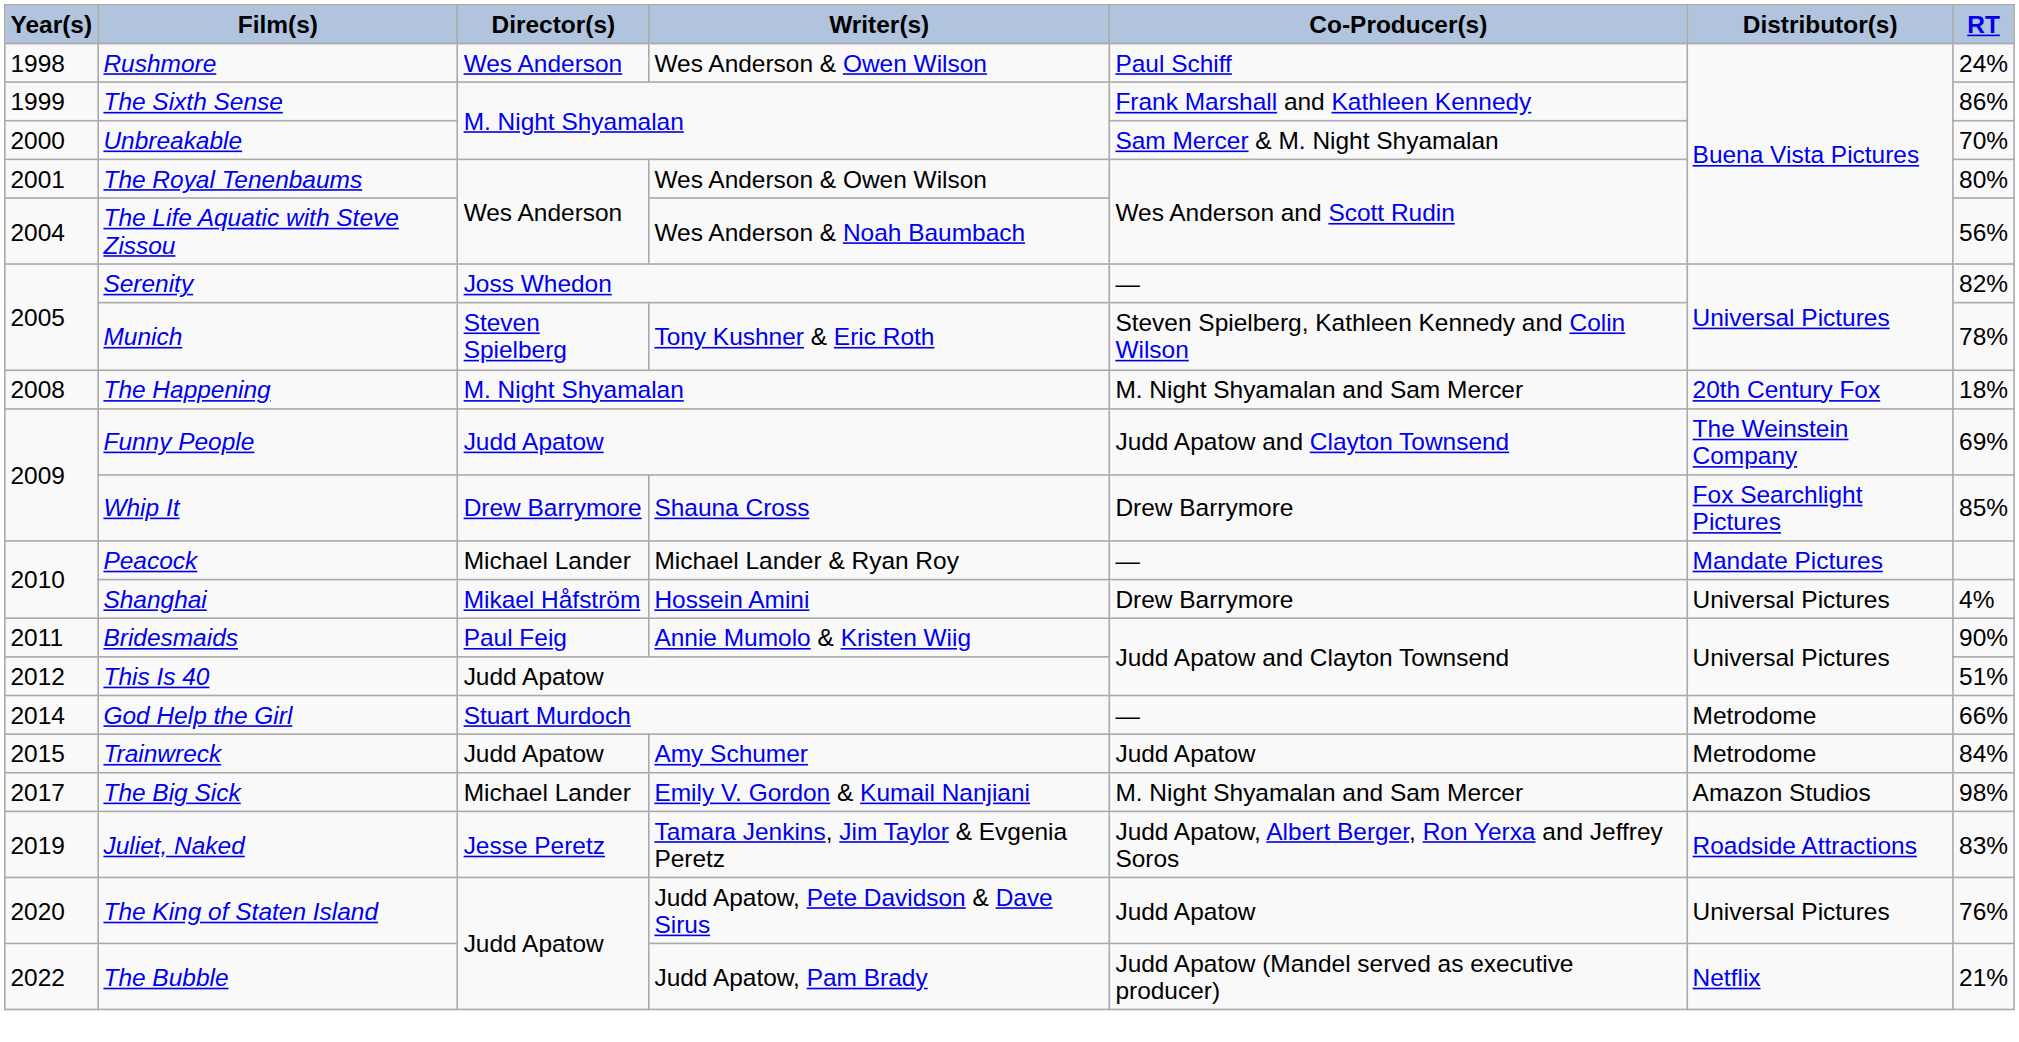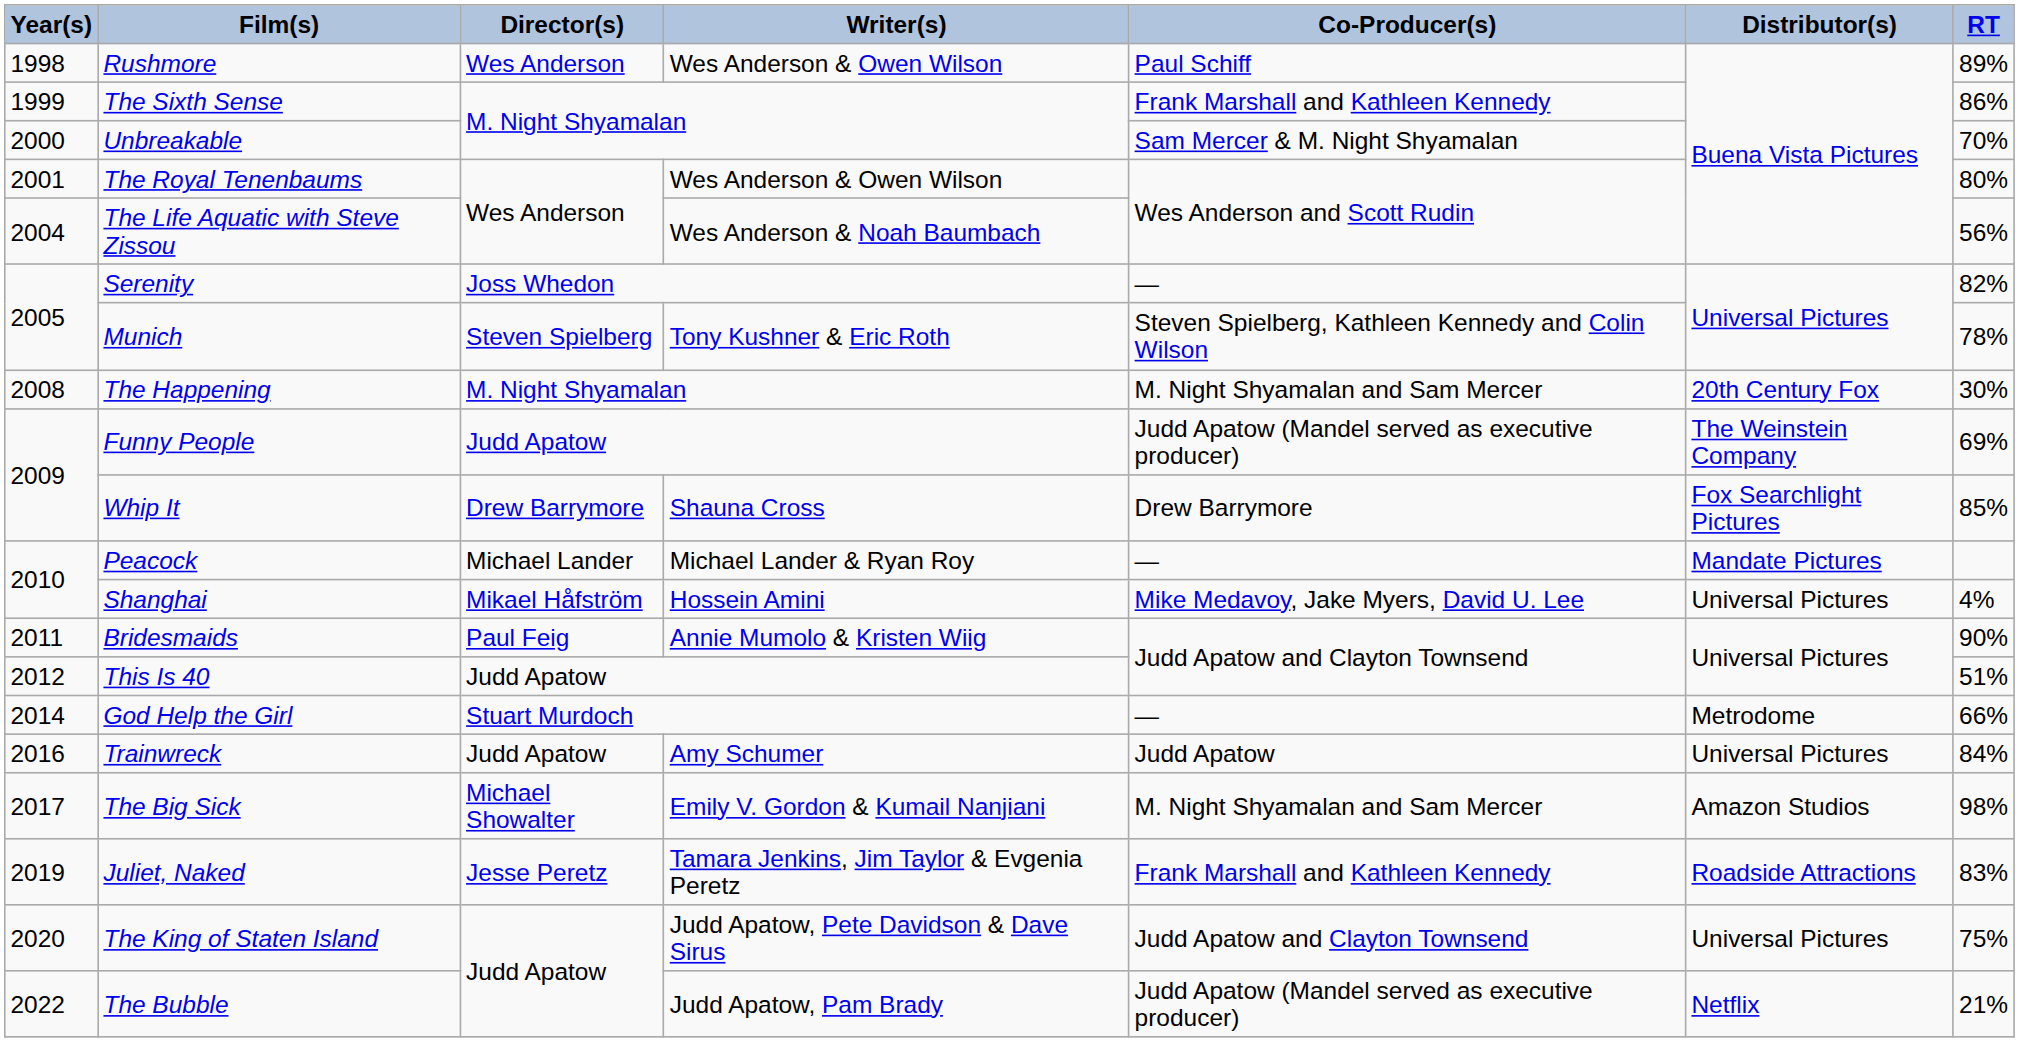(1984, 63) 24% -> (1984, 63) 89%
(1984, 389) 18% -> (1984, 389) 30%
(1312, 441) Judd Apatow and Clayton Townsend -> (1364, 441) Judd Apatow (Mandel served as executive producer)
(1204, 599) Drew Barrymore -> (1359, 599) Mike Medavoy, Jake Myers, David U. Lee
(38, 754) 2015 -> (38, 754) 2016
(1754, 754) Metrodome -> (1790, 754) Universal Pictures
(547, 792) Michael Lander -> (520, 806) Michael Showalter
(1389, 845) Judd Apatow, Albert Berger, Ron Yerxa and Jeffrey Soros -> (1343, 872) Frank Marshall and Kathleen Kennedy
(1185, 911) Judd Apatow -> (1332, 938) Judd Apatow and Clayton Townsend
(1984, 911) 76% -> (1984, 938) 75%
